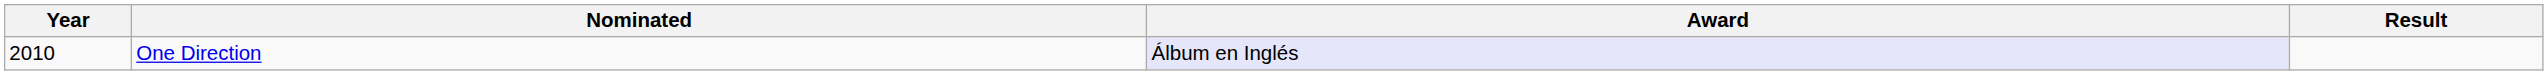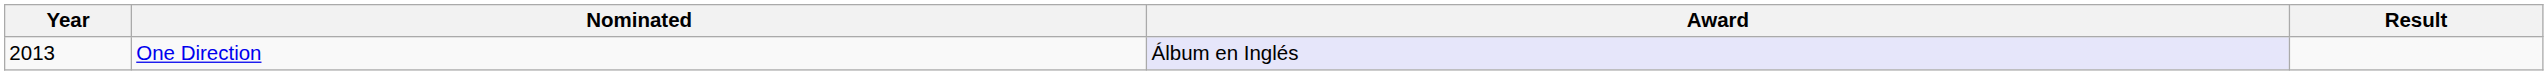(32, 53) 2010 -> (32, 53) 2013
